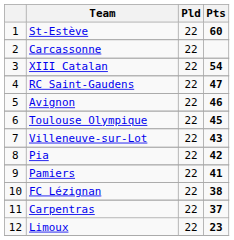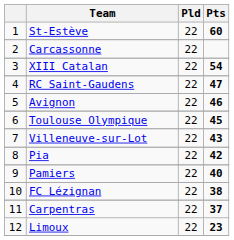(216, 173) 41 -> (216, 173) 40
